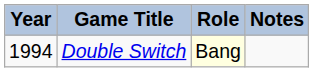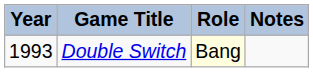(31, 50) 1994 -> (31, 50) 1993
